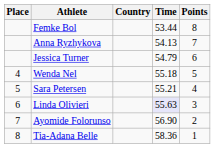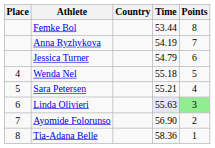(166, 43) 54.13 -> (166, 43) 54.19
(194, 105) no background -> (194, 105) lightgreen background
